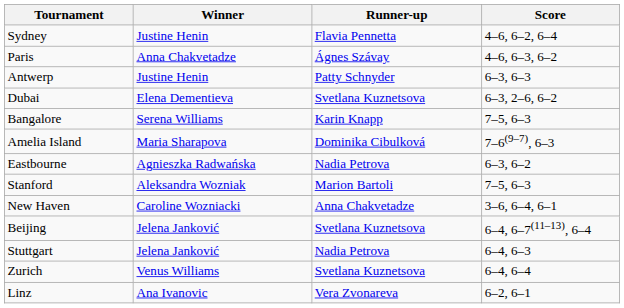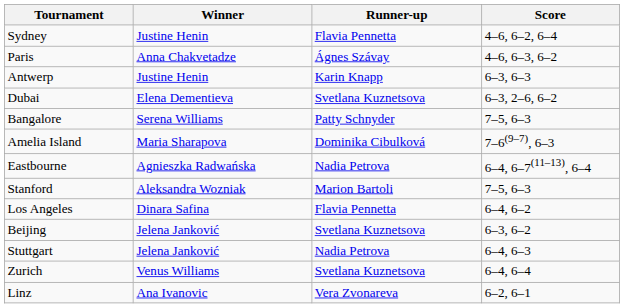(355, 77) Patty Schnyder -> (349, 77) Karin Knapp
(349, 118) Karin Knapp -> (355, 118) Patty Schnyder
(508, 164) 6–3, 6–2 -> (538, 165) 6–4, 6–7(11–13), 6–4
+ row: (40, 209)
- row: (39, 205)
(538, 228) 6–4, 6–7(11–13), 6–4 -> (508, 230) 6–3, 6–2
